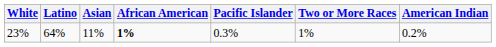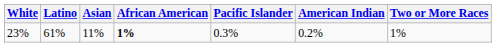columns swapped: (445, 13) <-> (347, 13)
(54, 32) 64% -> (54, 32) 61%
